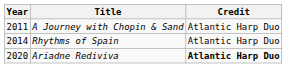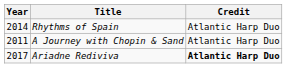rows swapped: (108, 26) <-> (76, 41)
(17, 56) 2020 -> (17, 56) 2017
